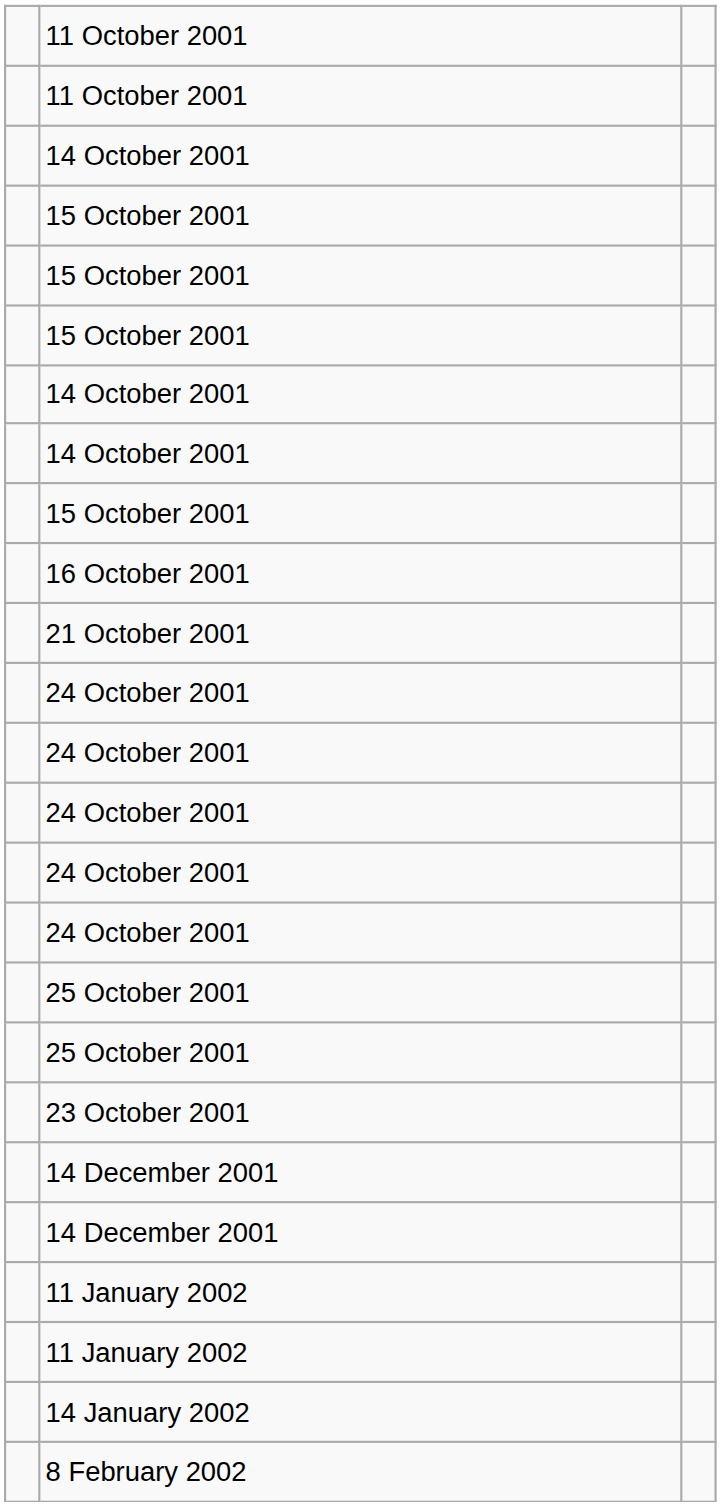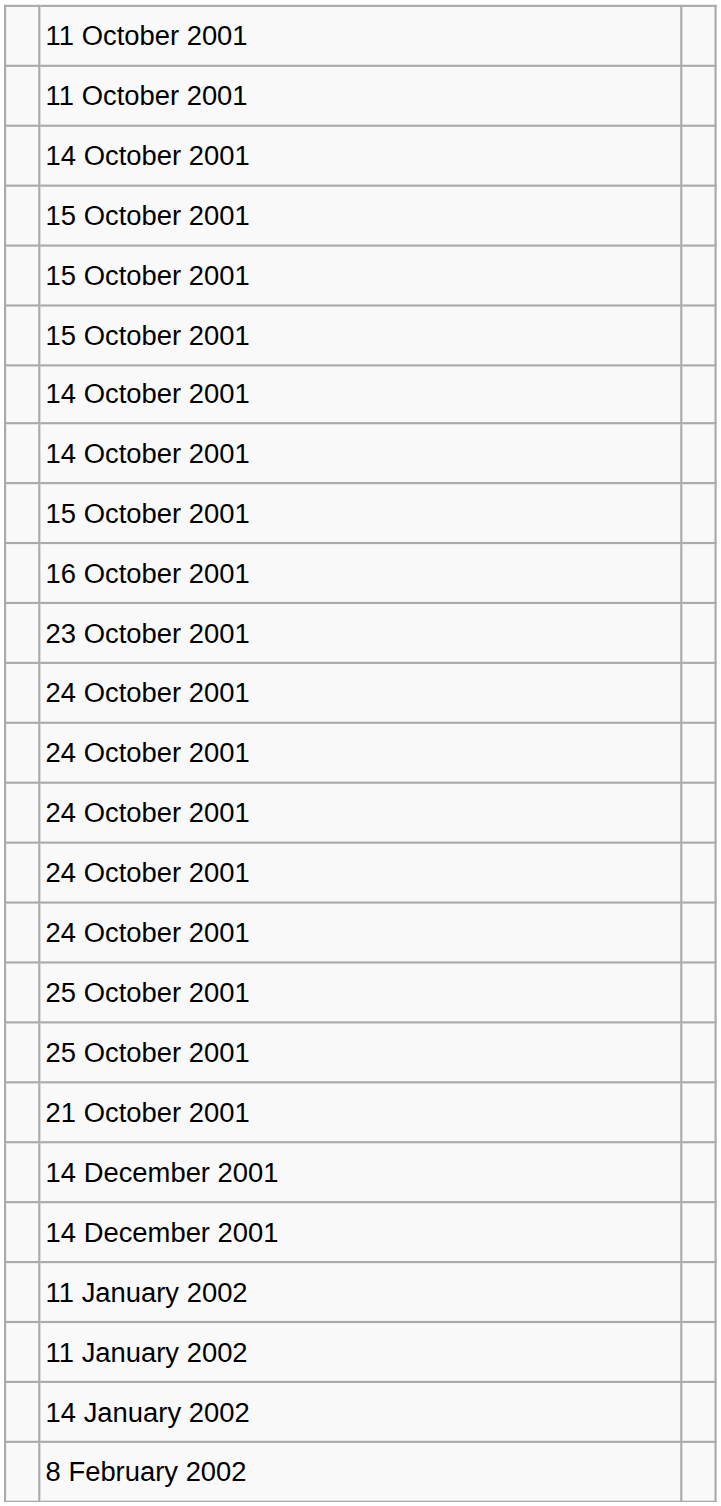rows swapped: (22, 634) <-> (22, 1112)
